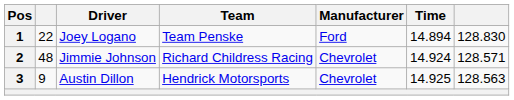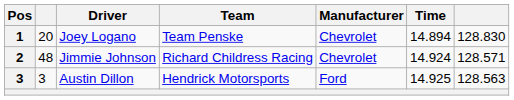(46, 36) 22 -> (46, 36) 20
(333, 36) Ford -> (348, 36) Chevrolet
(42, 79) 9 -> (42, 79) 3
(348, 79) Chevrolet -> (333, 79) Ford
